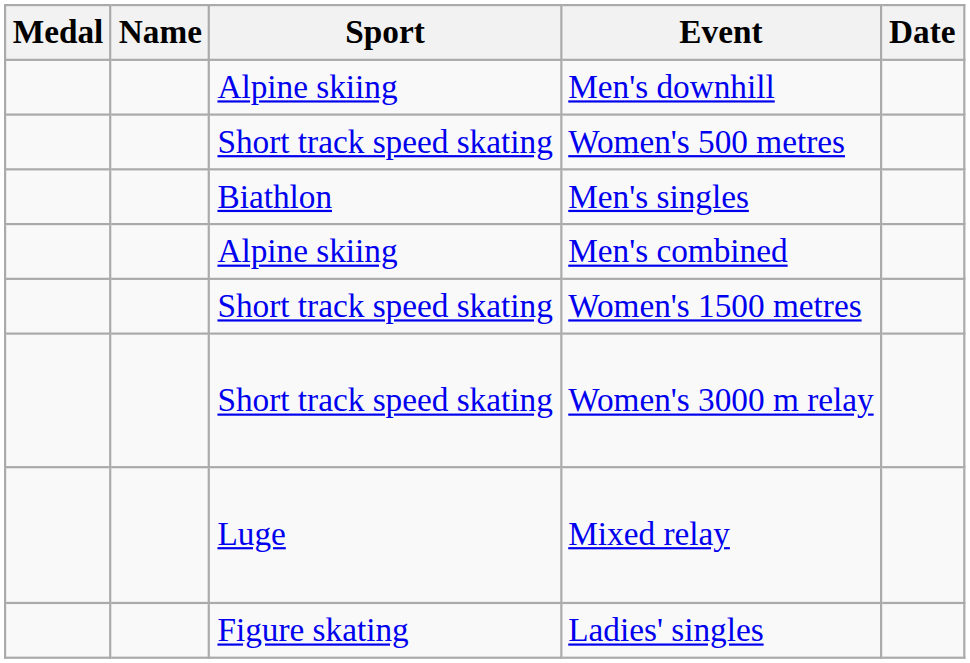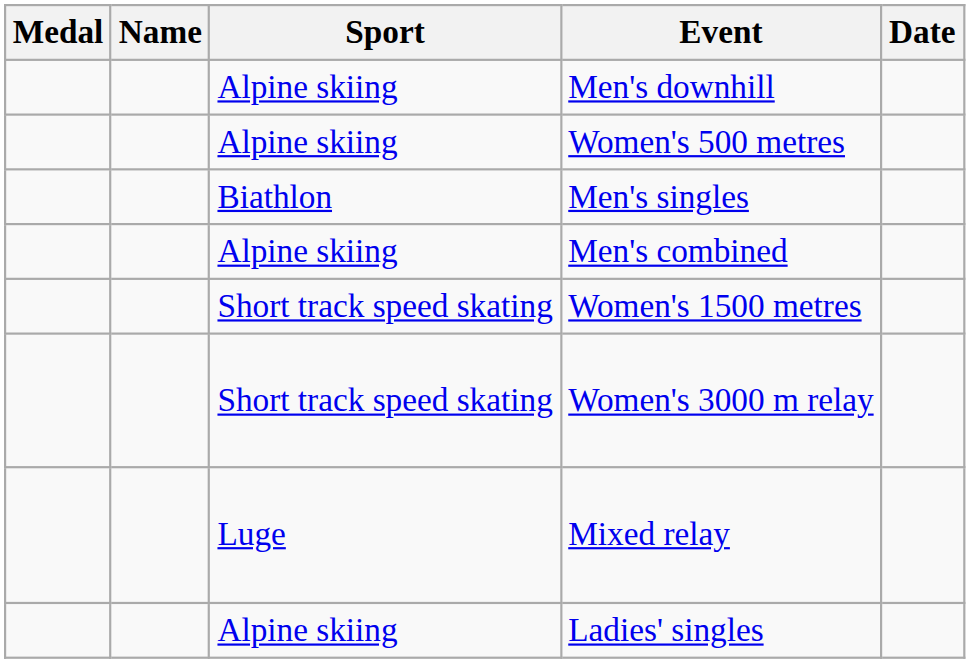(385, 141) Short track speed skating -> (308, 141) Alpine skiing
(313, 628) Figure skating -> (308, 628) Alpine skiing
